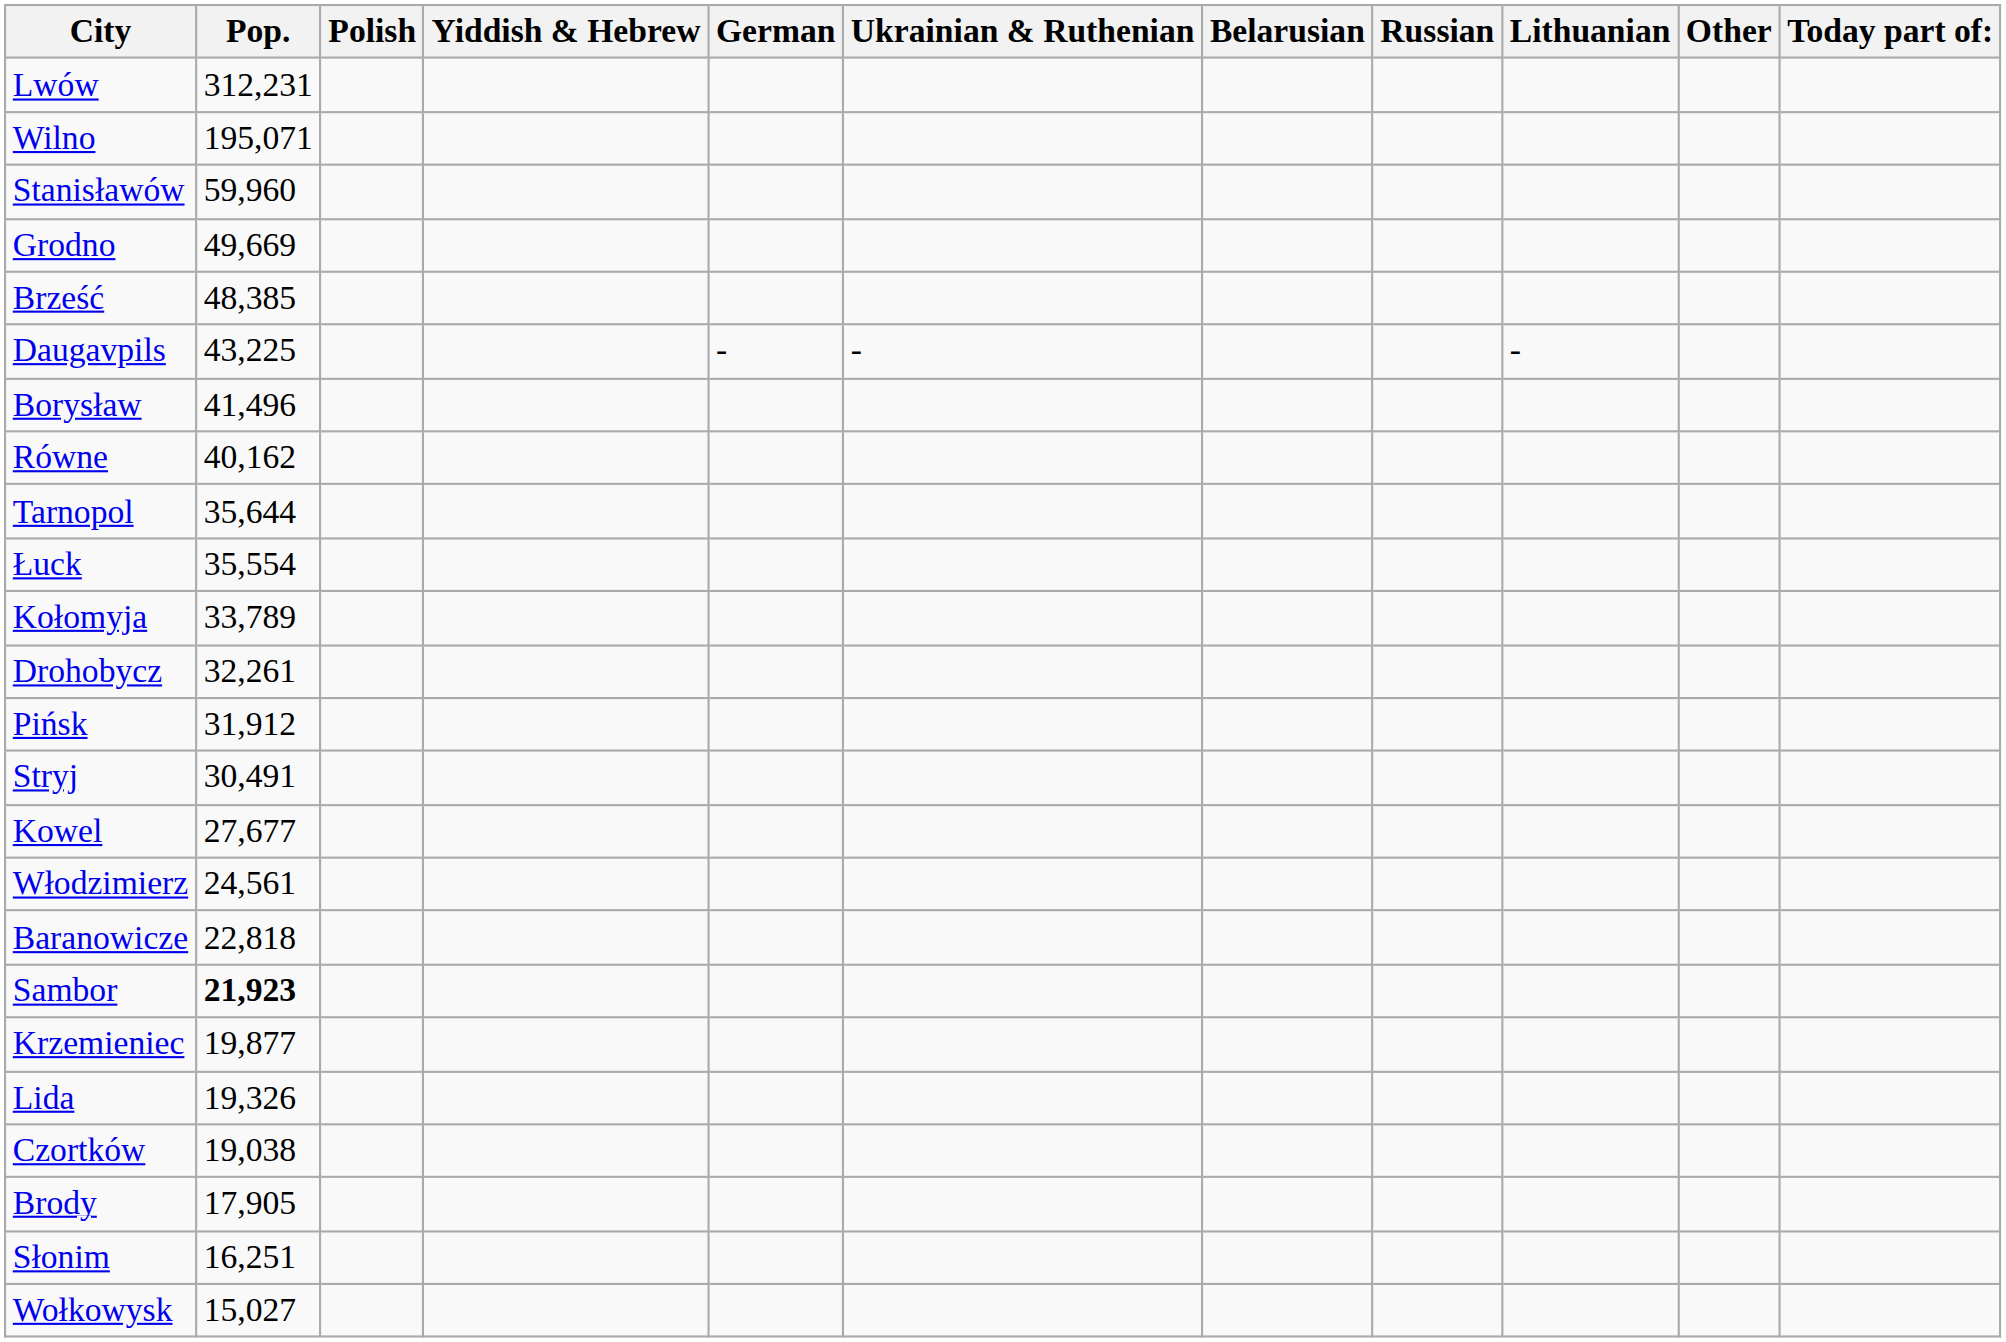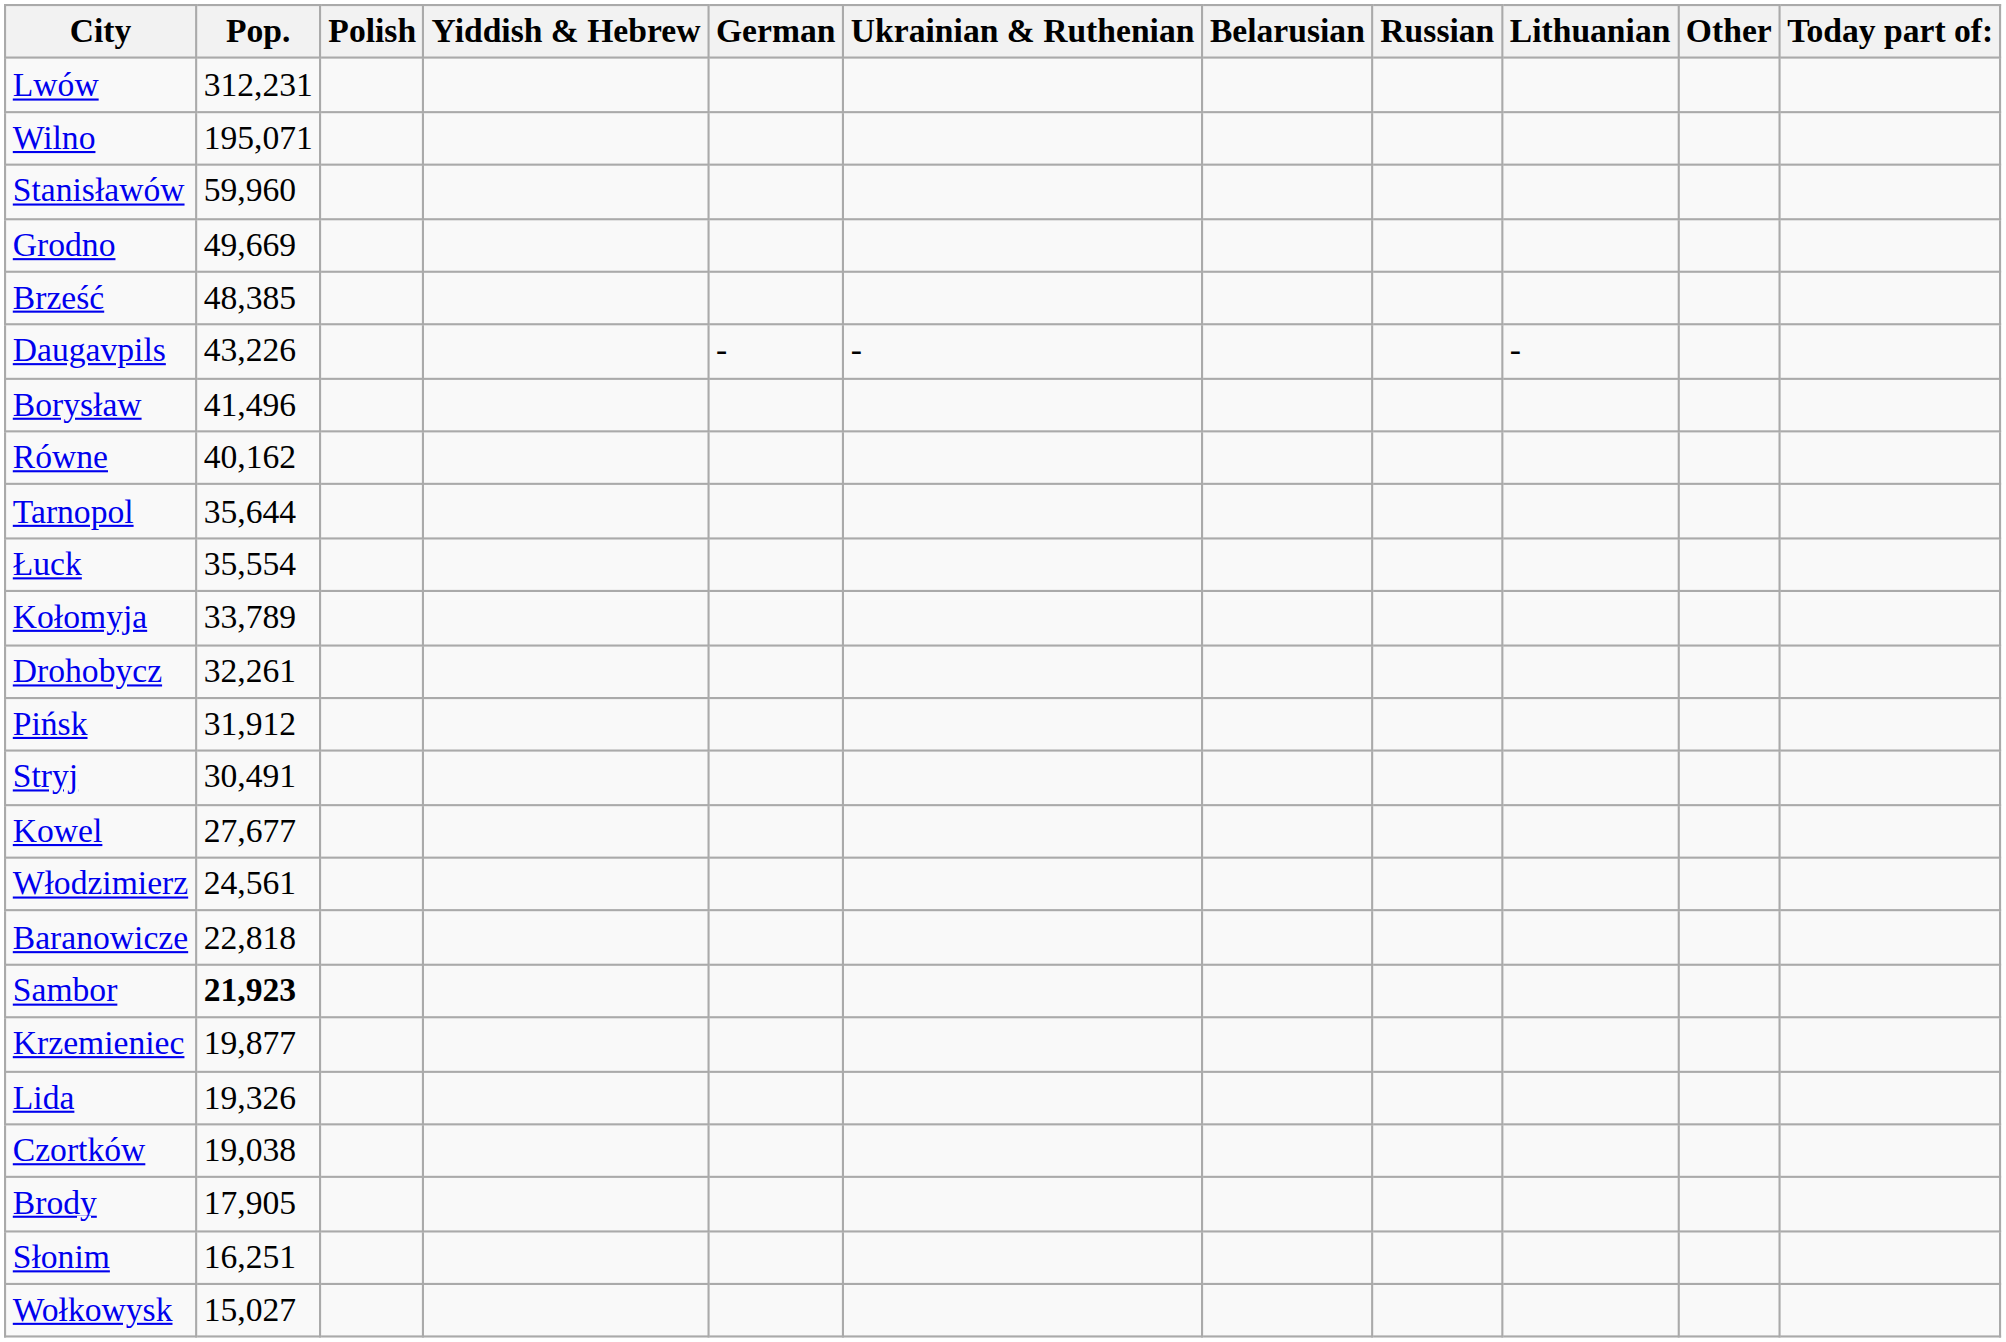(250, 350) 43,225 -> (250, 350) 43,226
